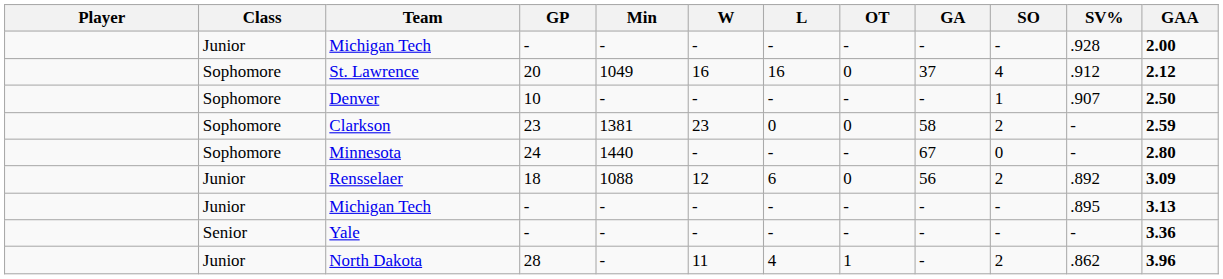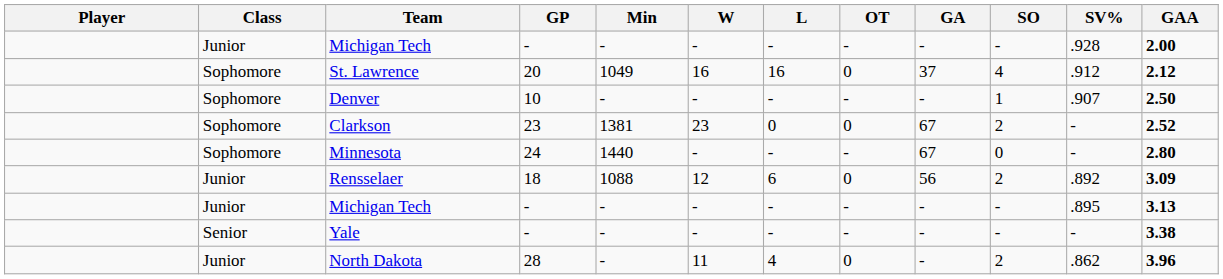(927, 125) 58 -> (927, 125) 67
(1161, 125) 2.59 -> (1161, 125) 2.52
(1161, 233) 3.36 -> (1161, 233) 3.38
(848, 260) 1 -> (848, 260) 0
